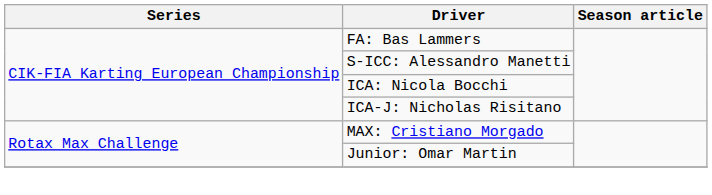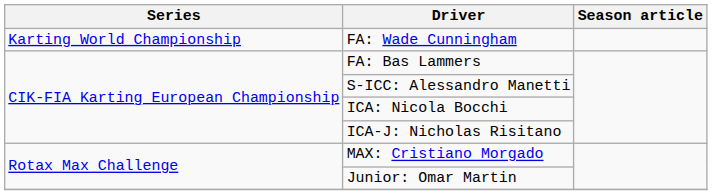+ row: (432, 40)
